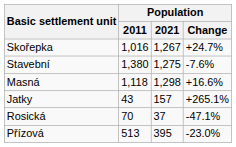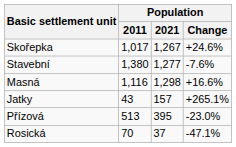(135, 47) 1,016 -> (135, 47) 1,017
(204, 47) +24.7% -> (204, 47) +24.6%
(167, 64) 1,275 -> (167, 64) 1,277
(135, 82) 1,118 -> (135, 82) 1,116
rows swapped: (25, 133) <-> (26, 116)
